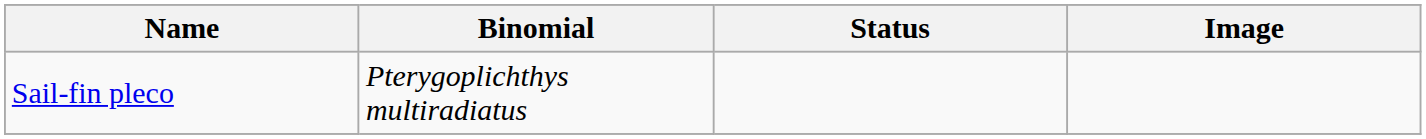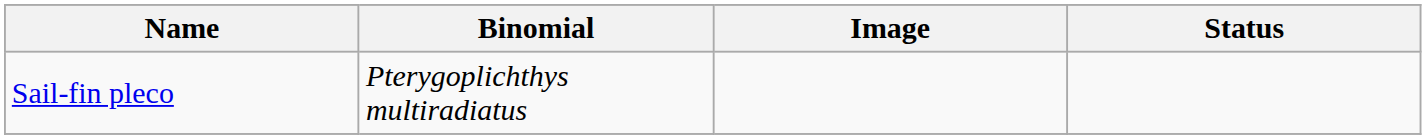columns swapped: (890, 28) <-> (1244, 28)
